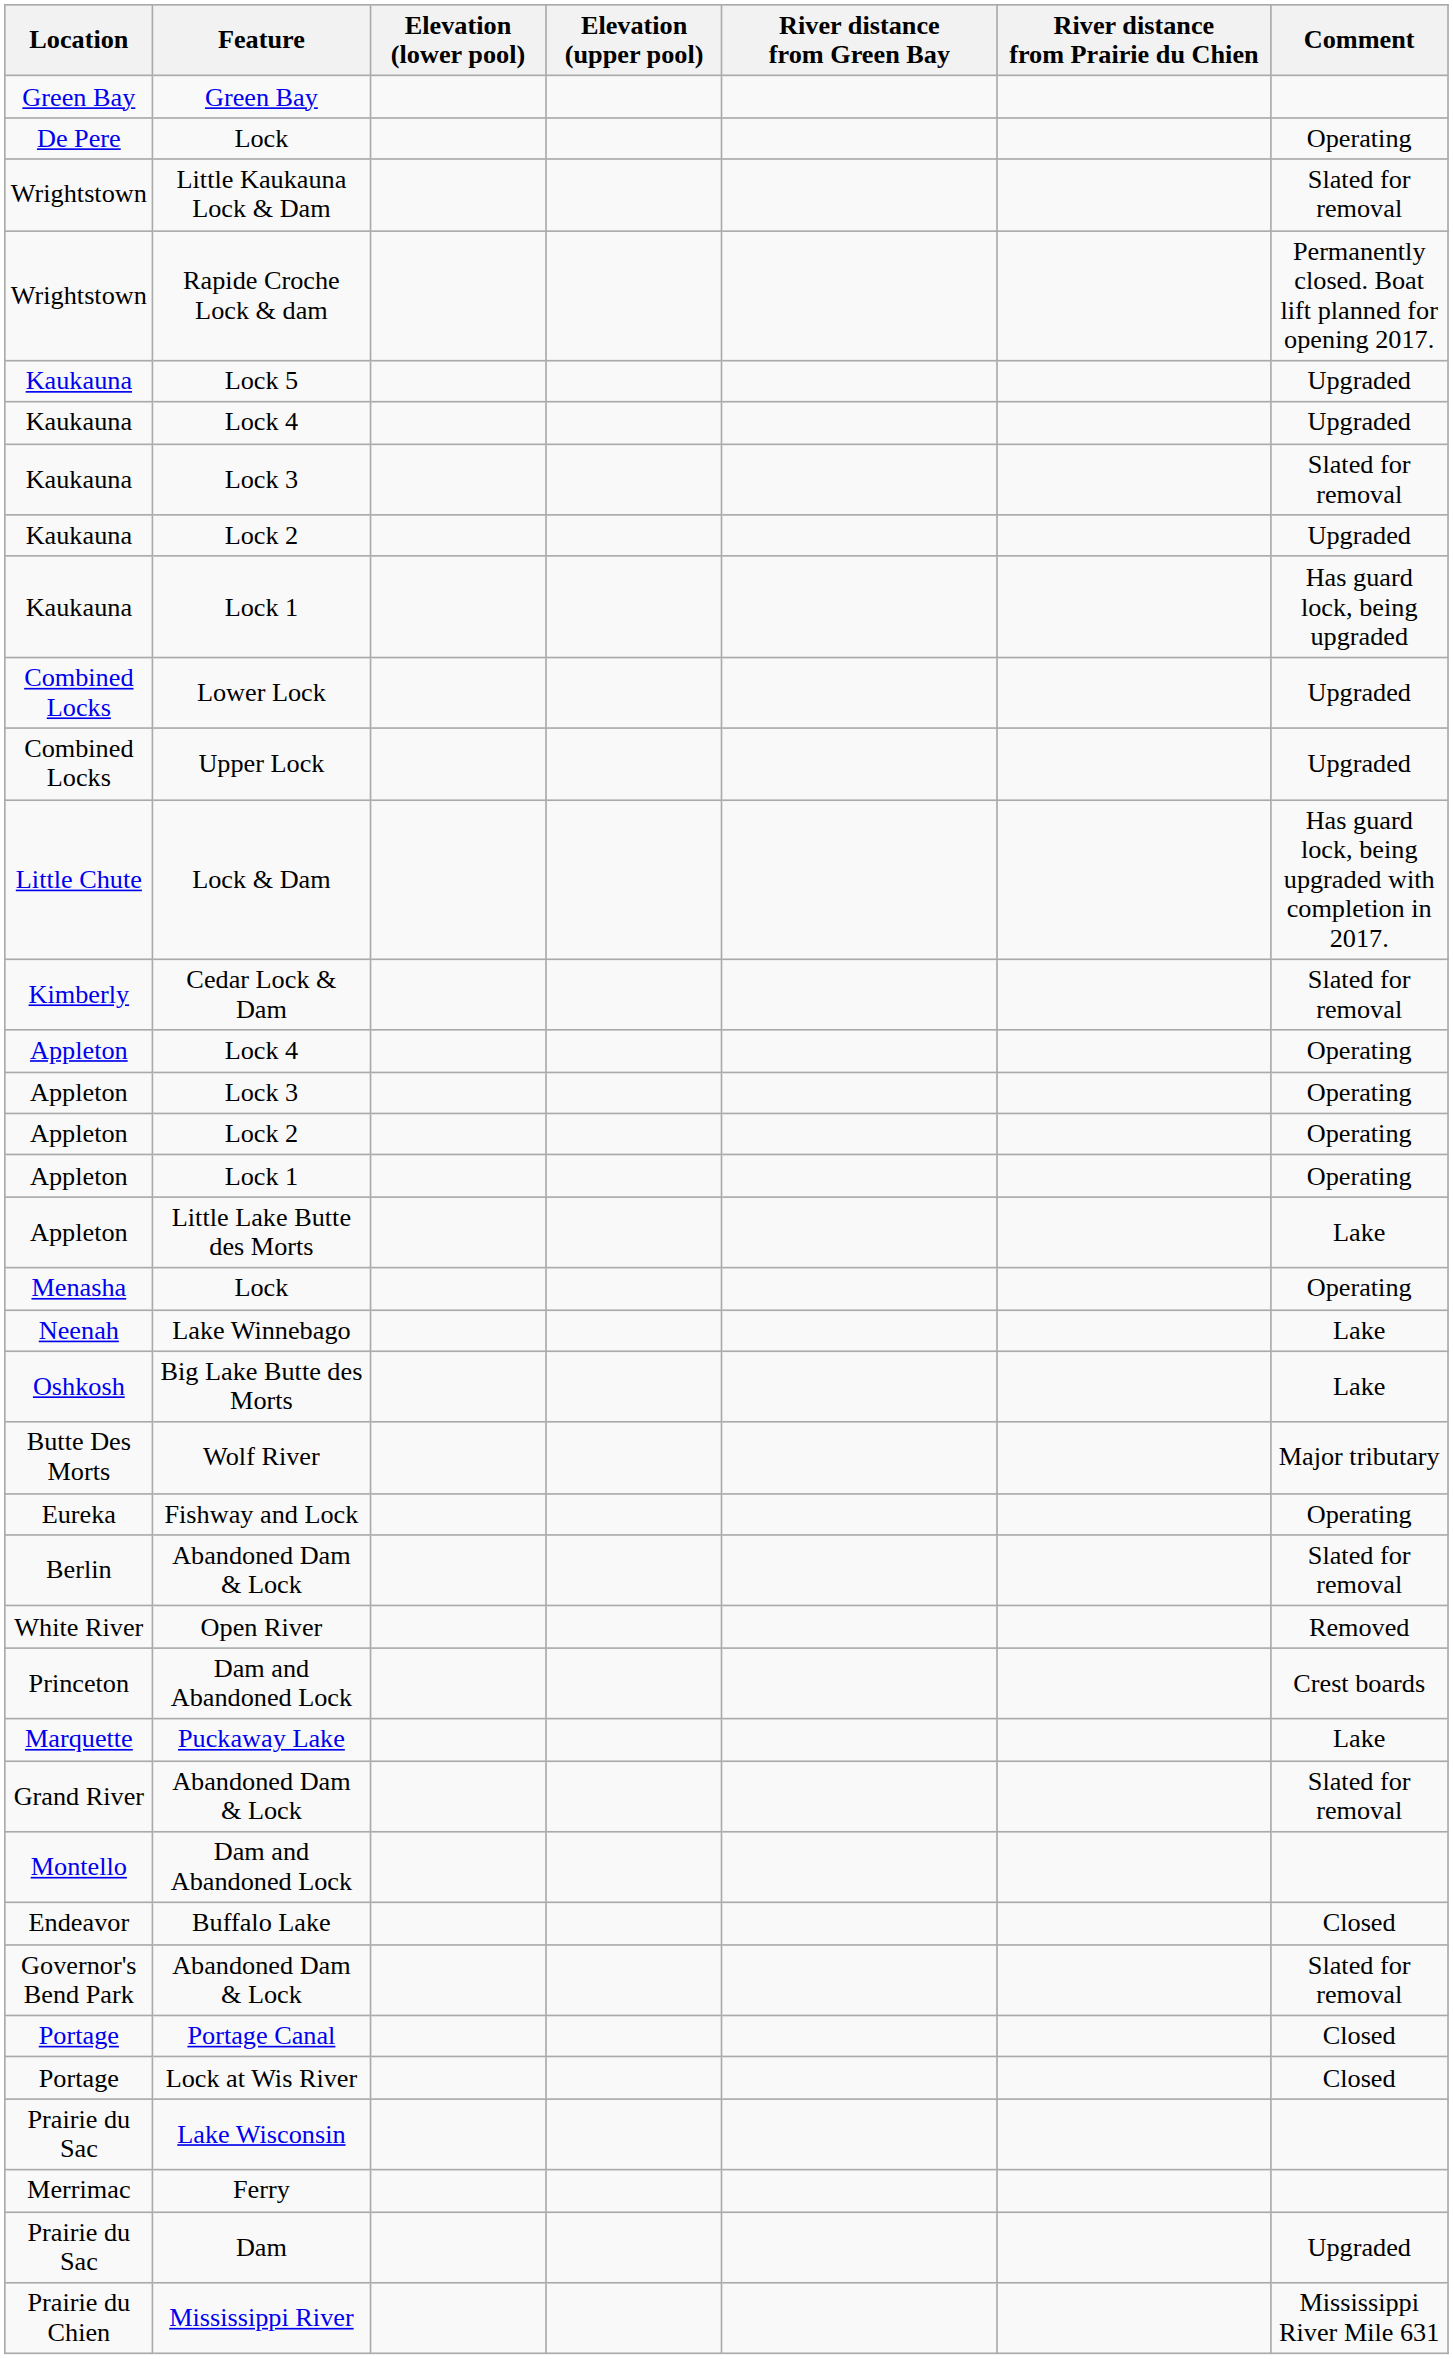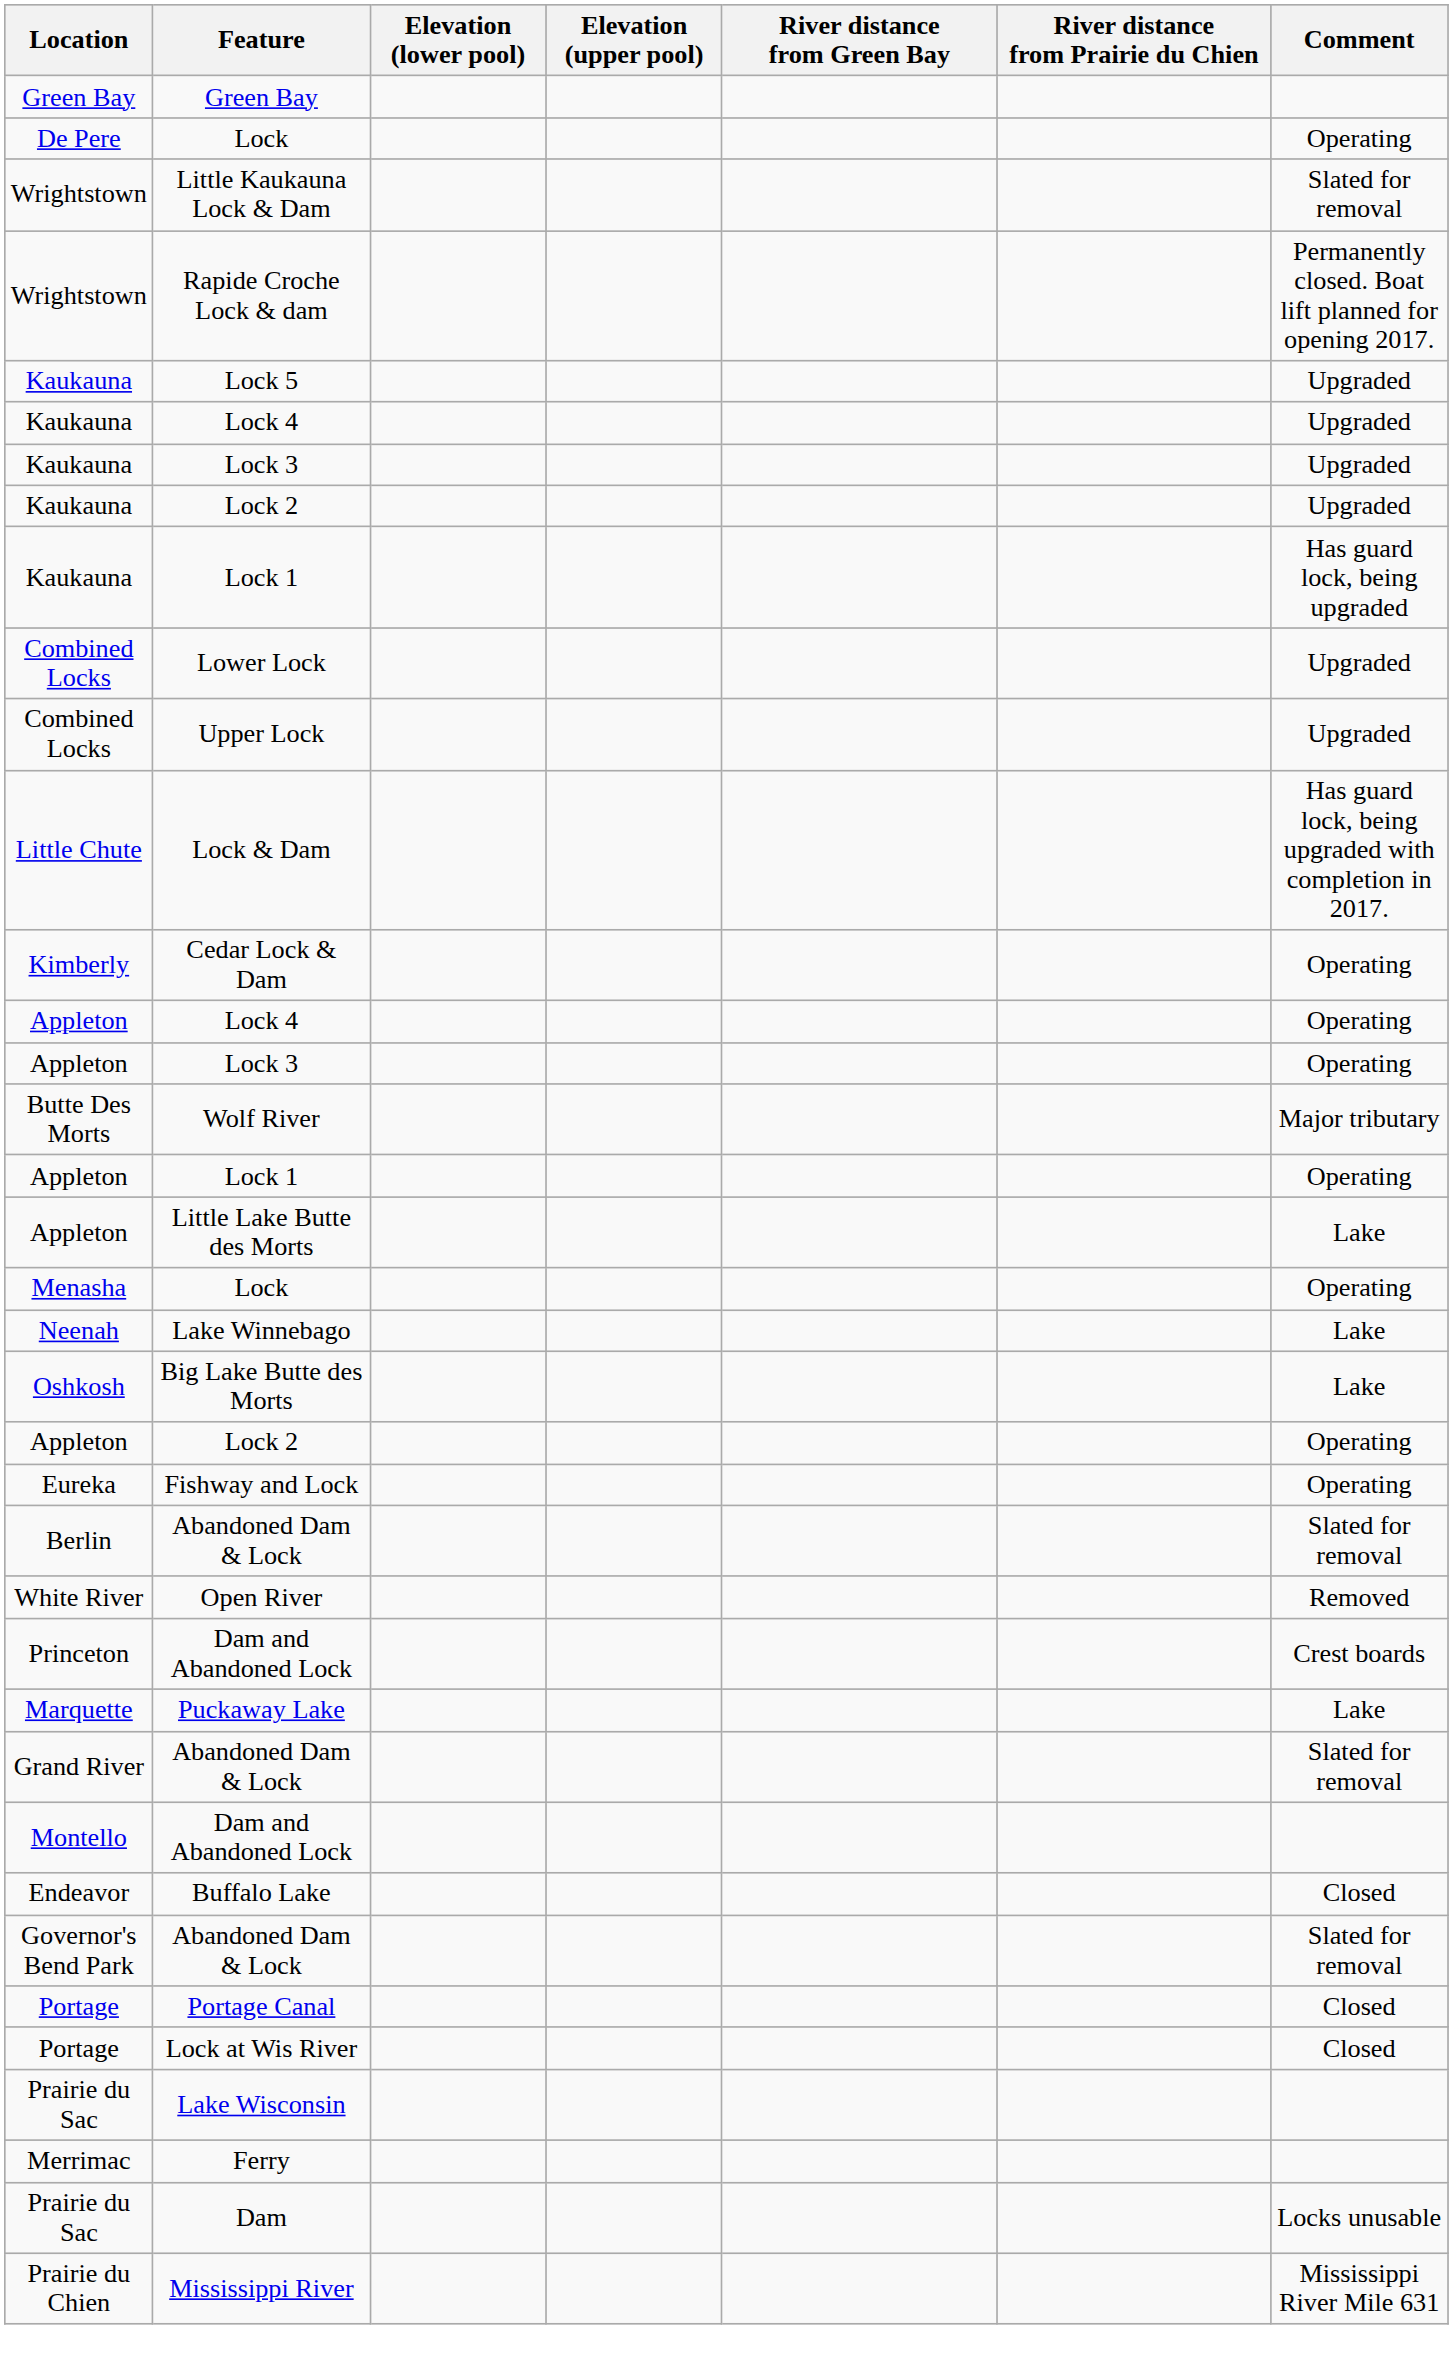(1359, 478) Slated for removal -> (1359, 464) Upgraded
(1359, 994) Slated for removal -> (1359, 964) Operating
rows swapped: (79, 1133) <-> (79, 1457)
(1359, 2246) Upgraded -> (1359, 2217) Locks unusable
